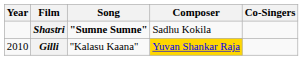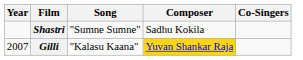(109, 30) bold -> (105, 30) normal
(18, 47) 2010 -> (18, 47) 2007
